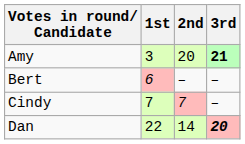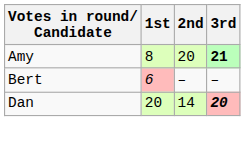(149, 56) 3 -> (149, 56) 8
- row: (30, 104)
(153, 127) 22 -> (153, 104) 20
